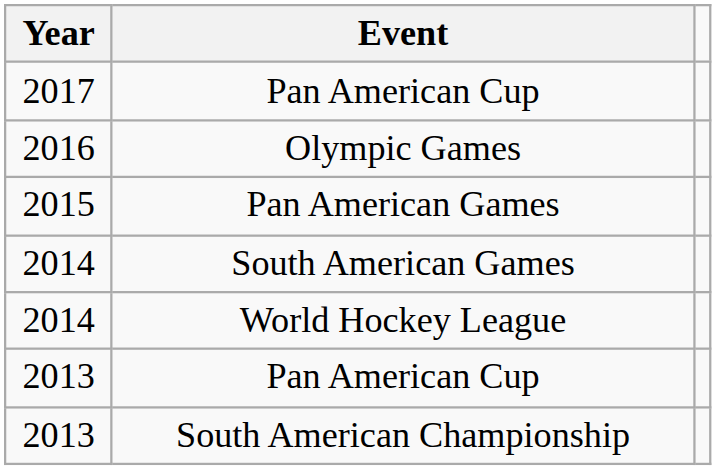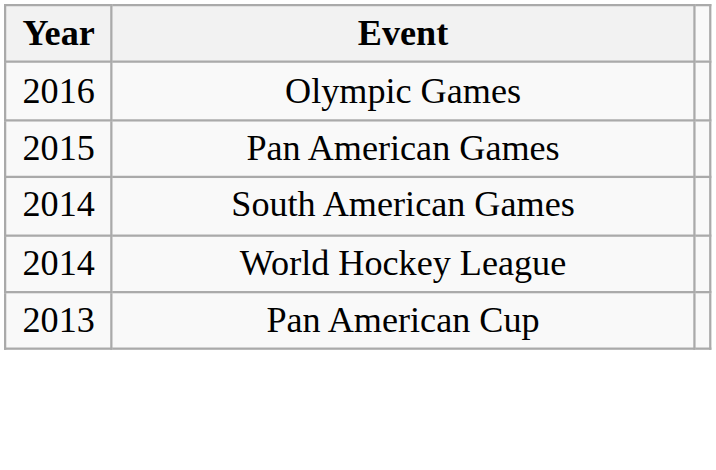- row: (59, 90)
- row: (59, 434)
